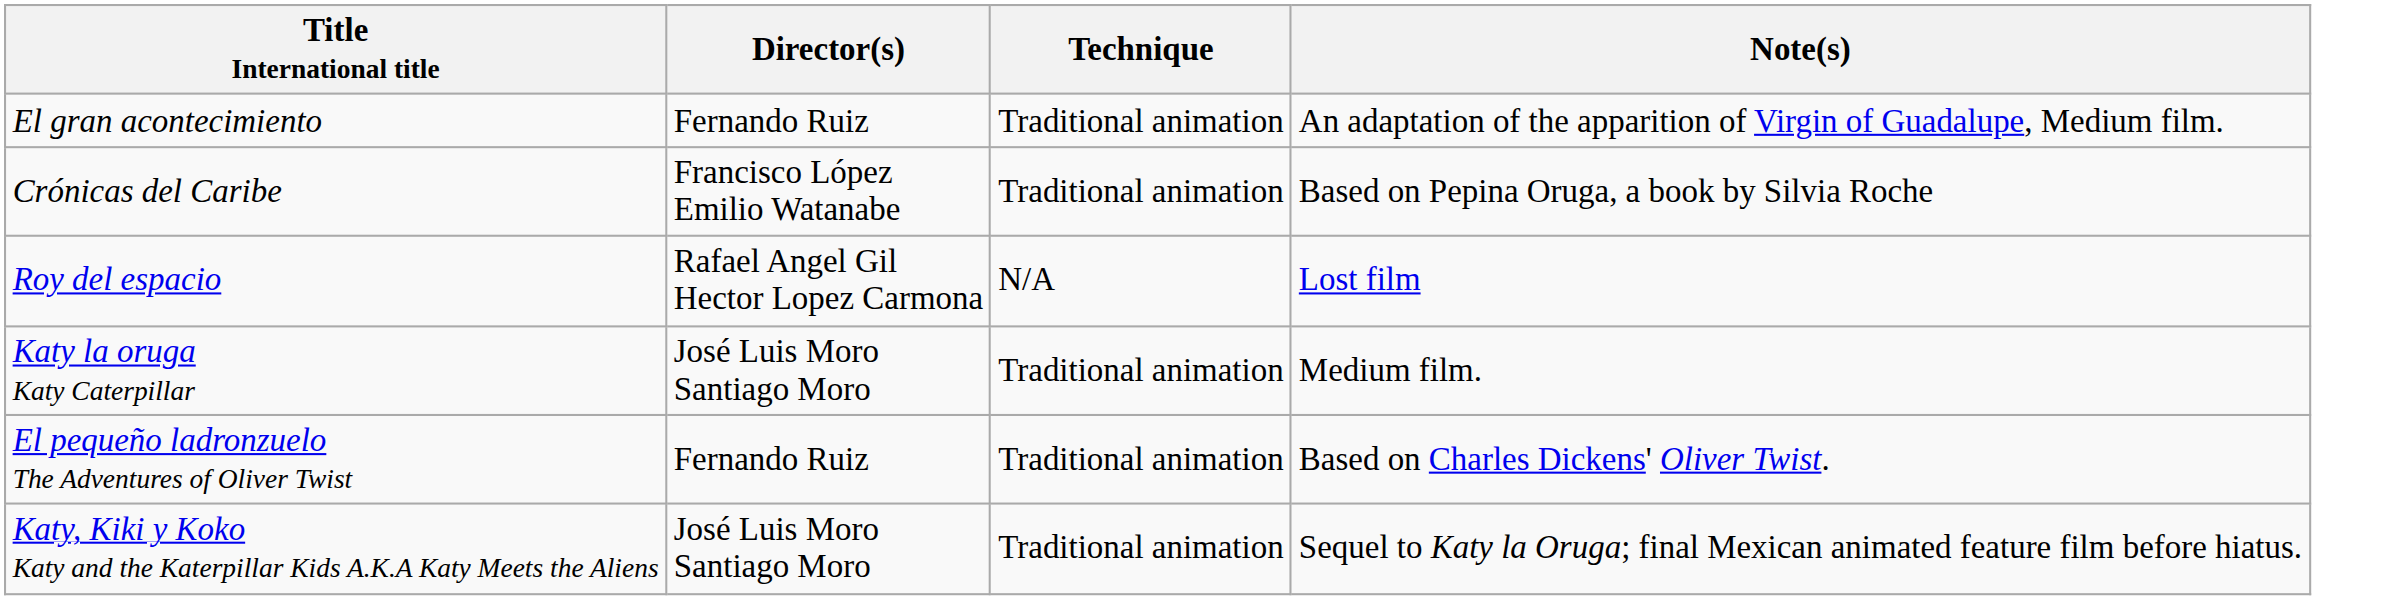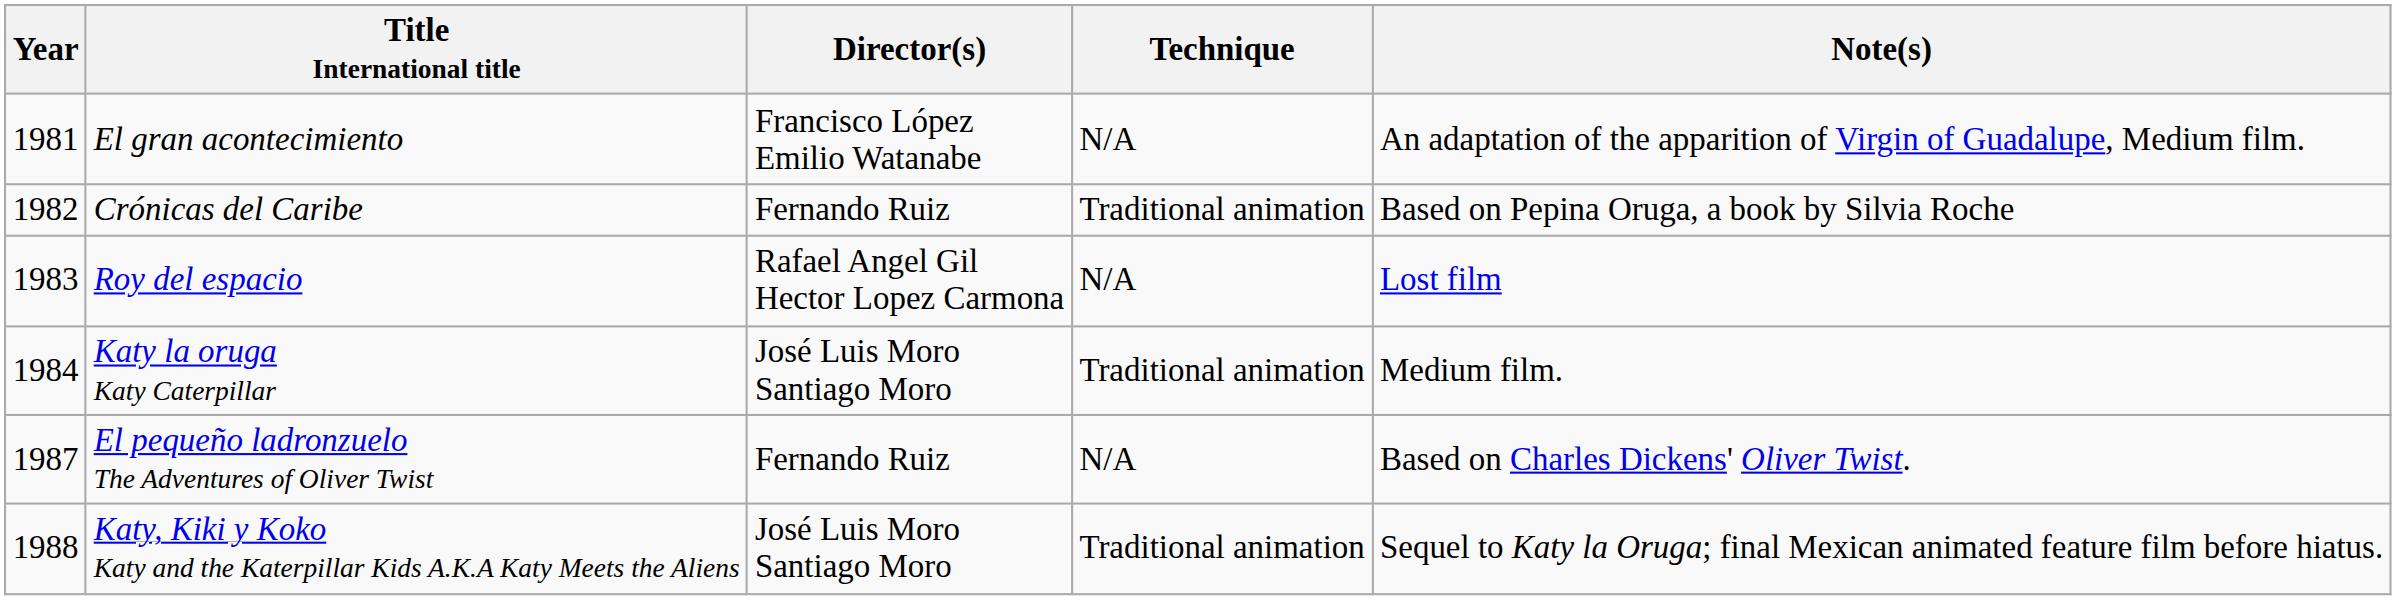+ column: (46, 49)
(771, 119) Fernando Ruiz -> (868, 138) Francisco López Emilio Watanabe
(1141, 119) Traditional animation -> (1108, 138) N/A
(787, 190) Francisco López Emilio Watanabe -> (852, 209) Fernando Ruiz
(1141, 458) Traditional animation -> (1108, 458) N/A
